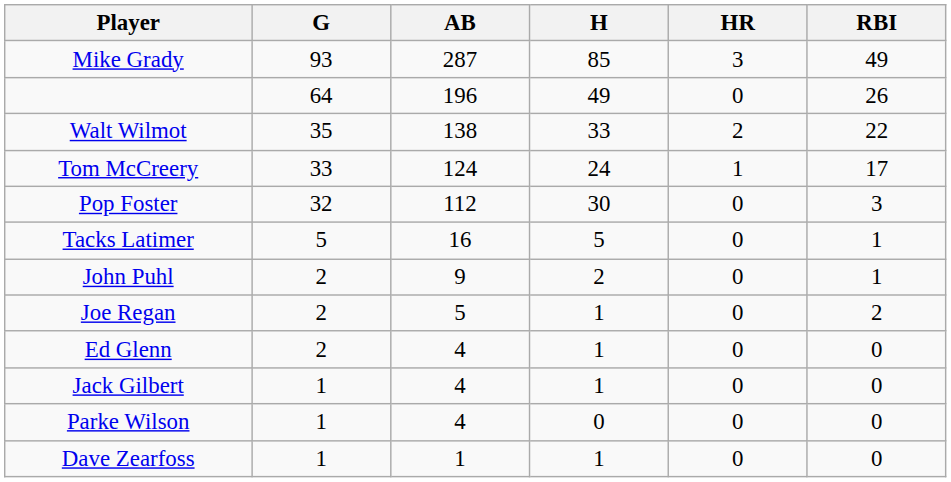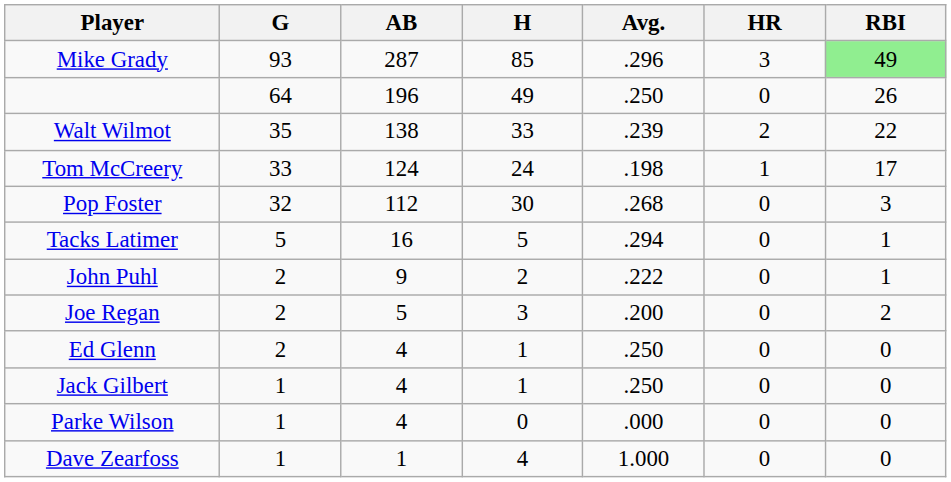+ column: (644, 22)
(877, 58) no background -> (886, 58) lightgreen background
(599, 312) 1 -> (522, 312) 3
(599, 458) 1 -> (522, 458) 4
